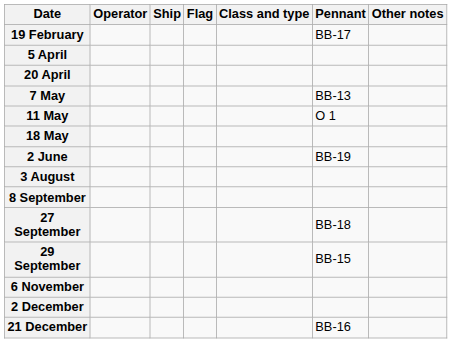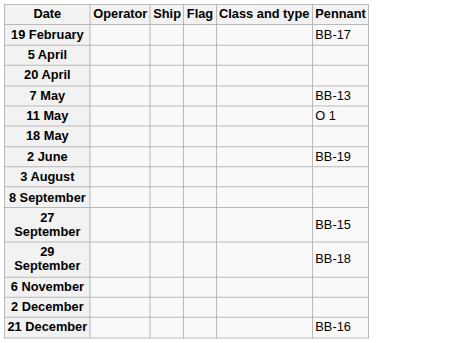- column: (408, 14)
(333, 224) BB-18 -> (333, 224) BB-15
(333, 259) BB-15 -> (333, 259) BB-18
